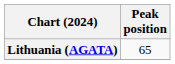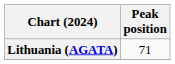(145, 49) 65 -> (145, 49) 71
